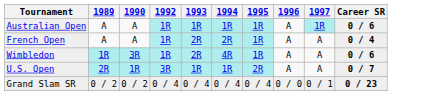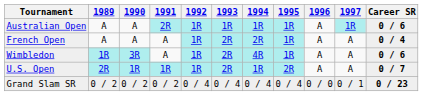+ column: (165, 12)
(165, 69) 3R -> (196, 69) 1R
(196, 69) 1R -> (227, 69) 2R
